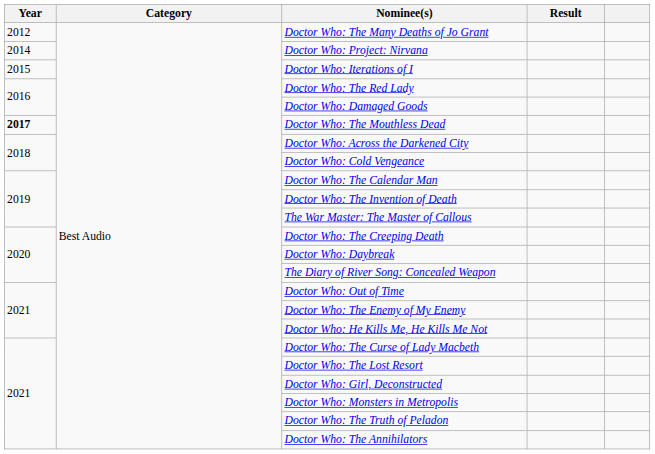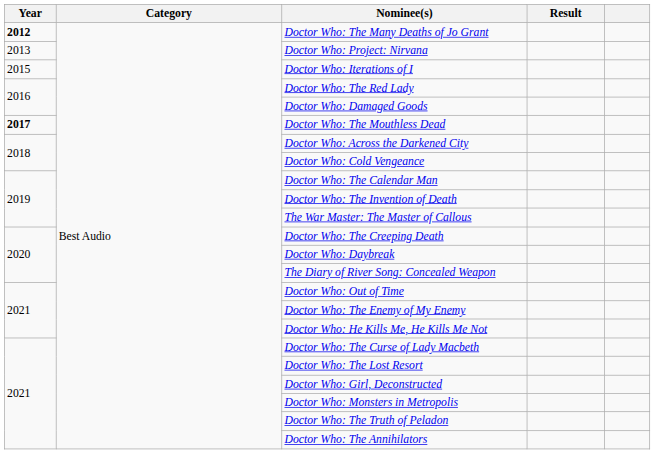(19, 32) normal -> (19, 32) bold
(19, 50) 2014 -> (19, 50) 2013
